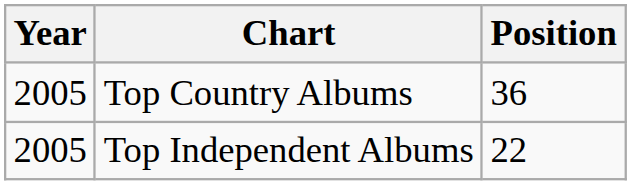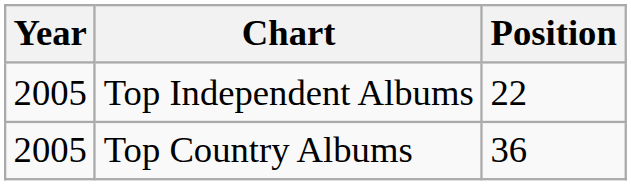rows swapped: (258, 91) <-> (289, 149)
